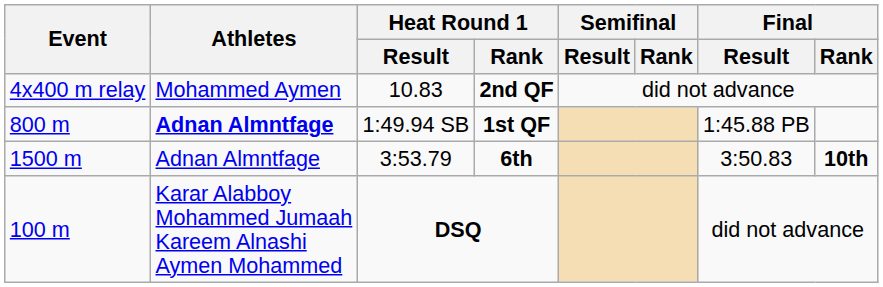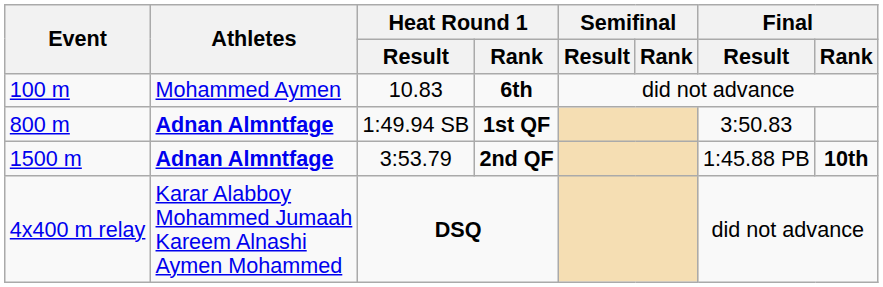(78, 90) 4x400 m relay -> (40, 90) 100 m
(517, 90) 2nd QF -> (517, 90) 6th
(756, 125) 1:45.88 PB -> (756, 125) 3:50.83
(238, 159) normal -> (244, 159) bold
(517, 159) 6th -> (517, 159) 2nd QF
(756, 159) 3:50.83 -> (756, 159) 1:45.88 PB
(40, 229) 100 m -> (78, 229) 4x400 m relay
